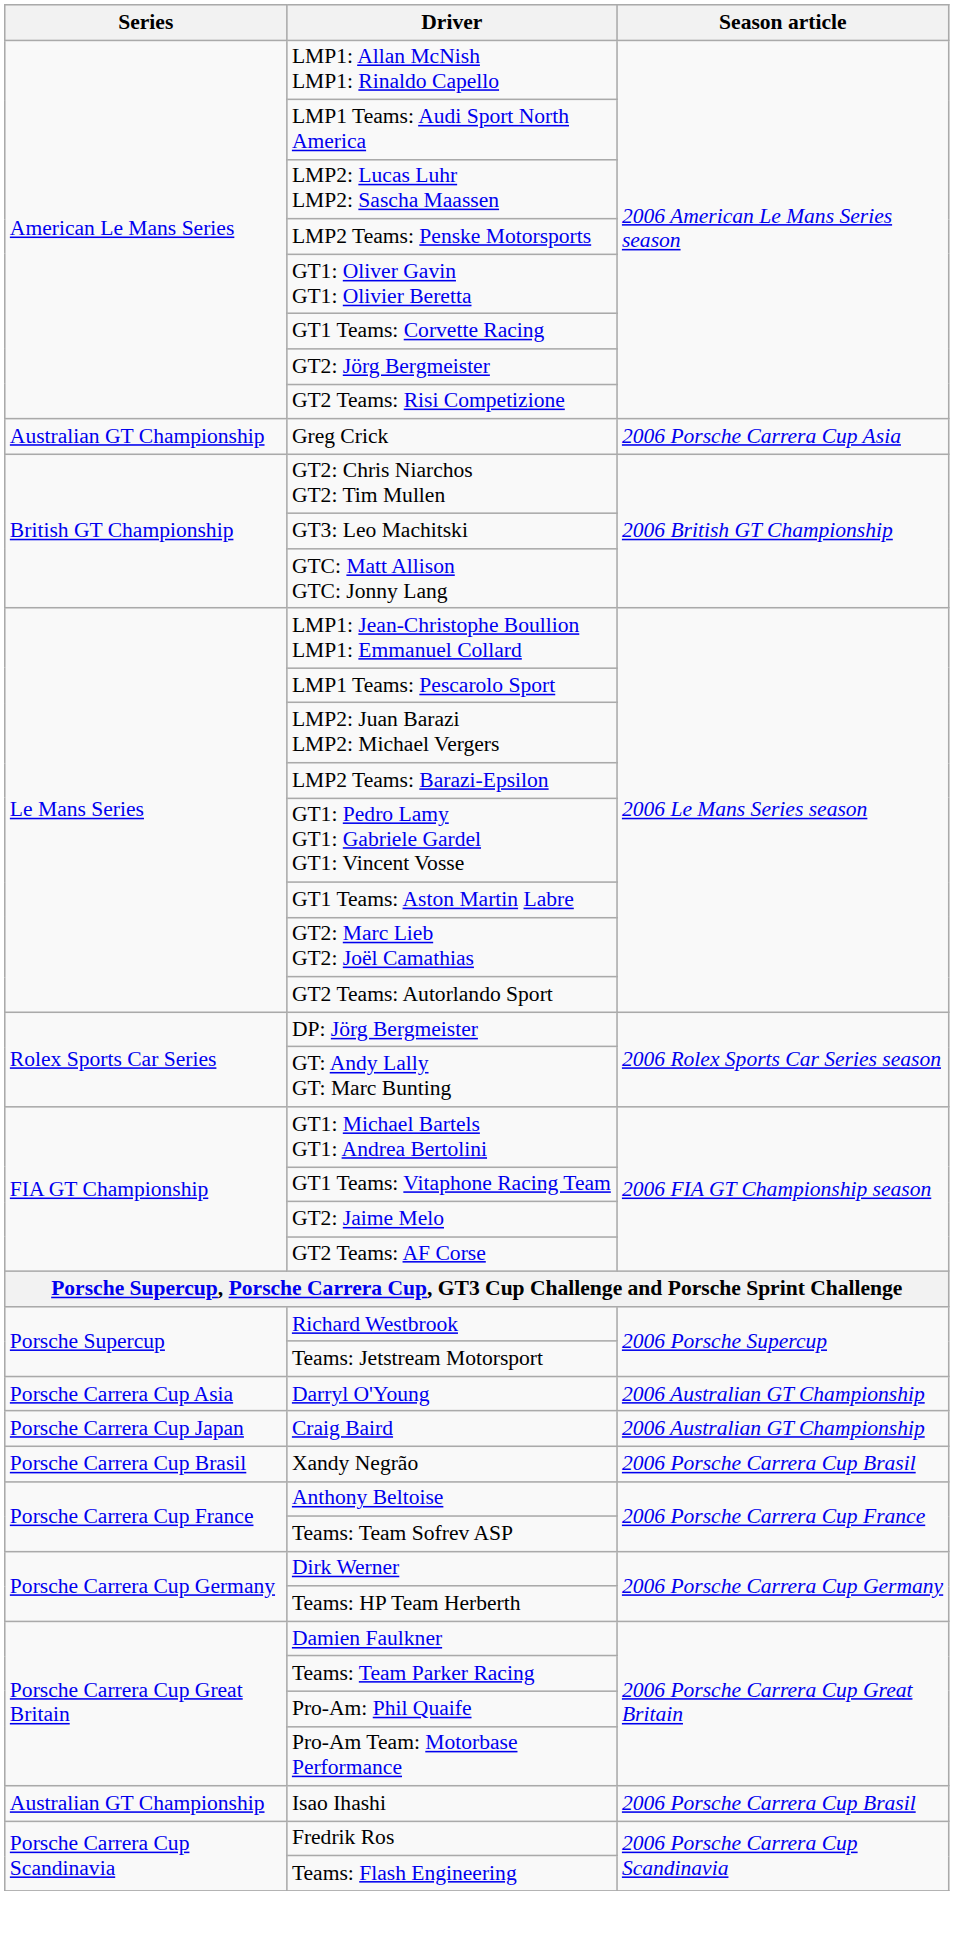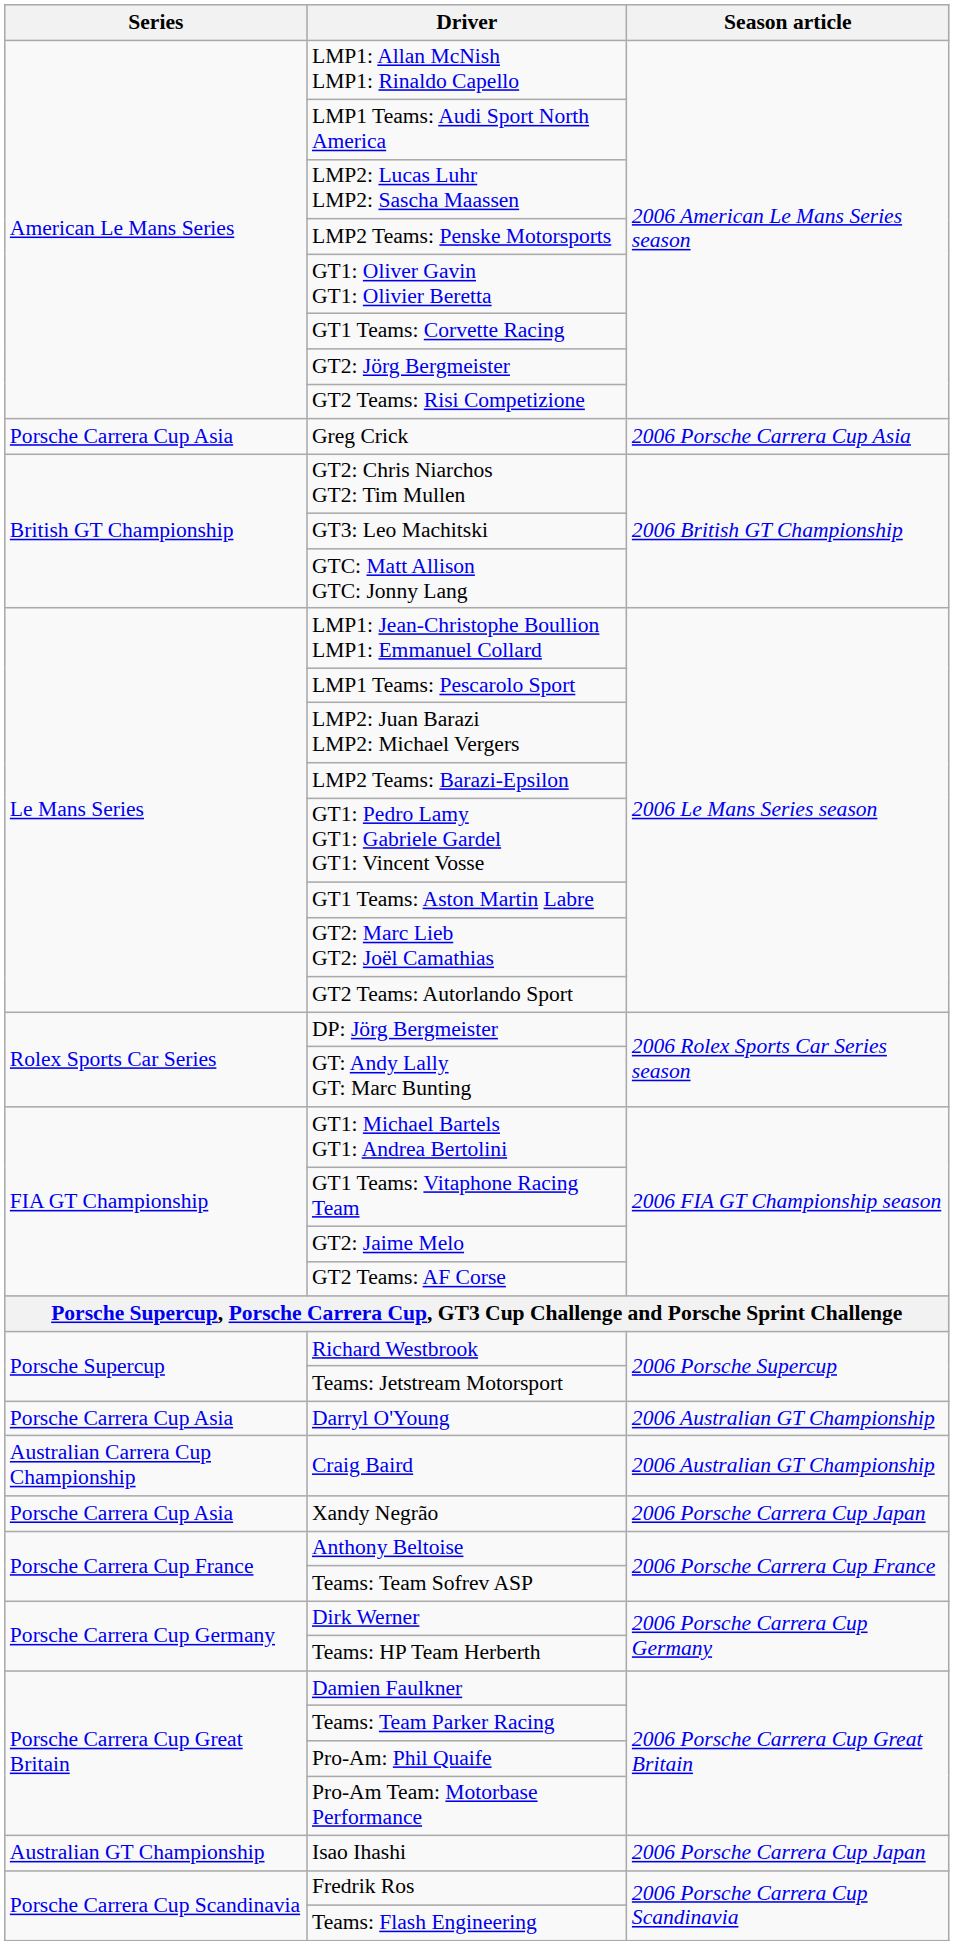(137, 435) Australian GT Championship -> (121, 435) Porsche Carrera Cup Asia
(127, 1428) Porsche Carrera Cup Japan -> (110, 1465) Australian Carrera Cup Championship
(128, 1463) Porsche Carrera Cup Brasil -> (121, 1512) Porsche Carrera Cup Asia
(769, 1463) 2006 Porsche Carrera Cup Brasil -> (779, 1512) 2006 Porsche Carrera Cup Japan
(769, 1802) 2006 Porsche Carrera Cup Brasil -> (779, 1852) 2006 Porsche Carrera Cup Japan
